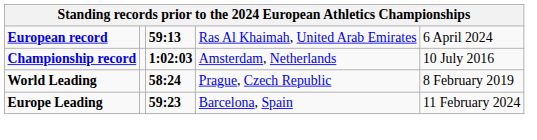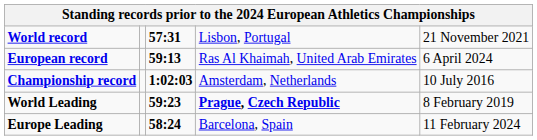+ row: (47, 37)
(165, 80) 58:24 -> (165, 102) 59:23
(265, 80) normal -> (269, 102) bold
(165, 102) 59:23 -> (165, 124) 58:24
